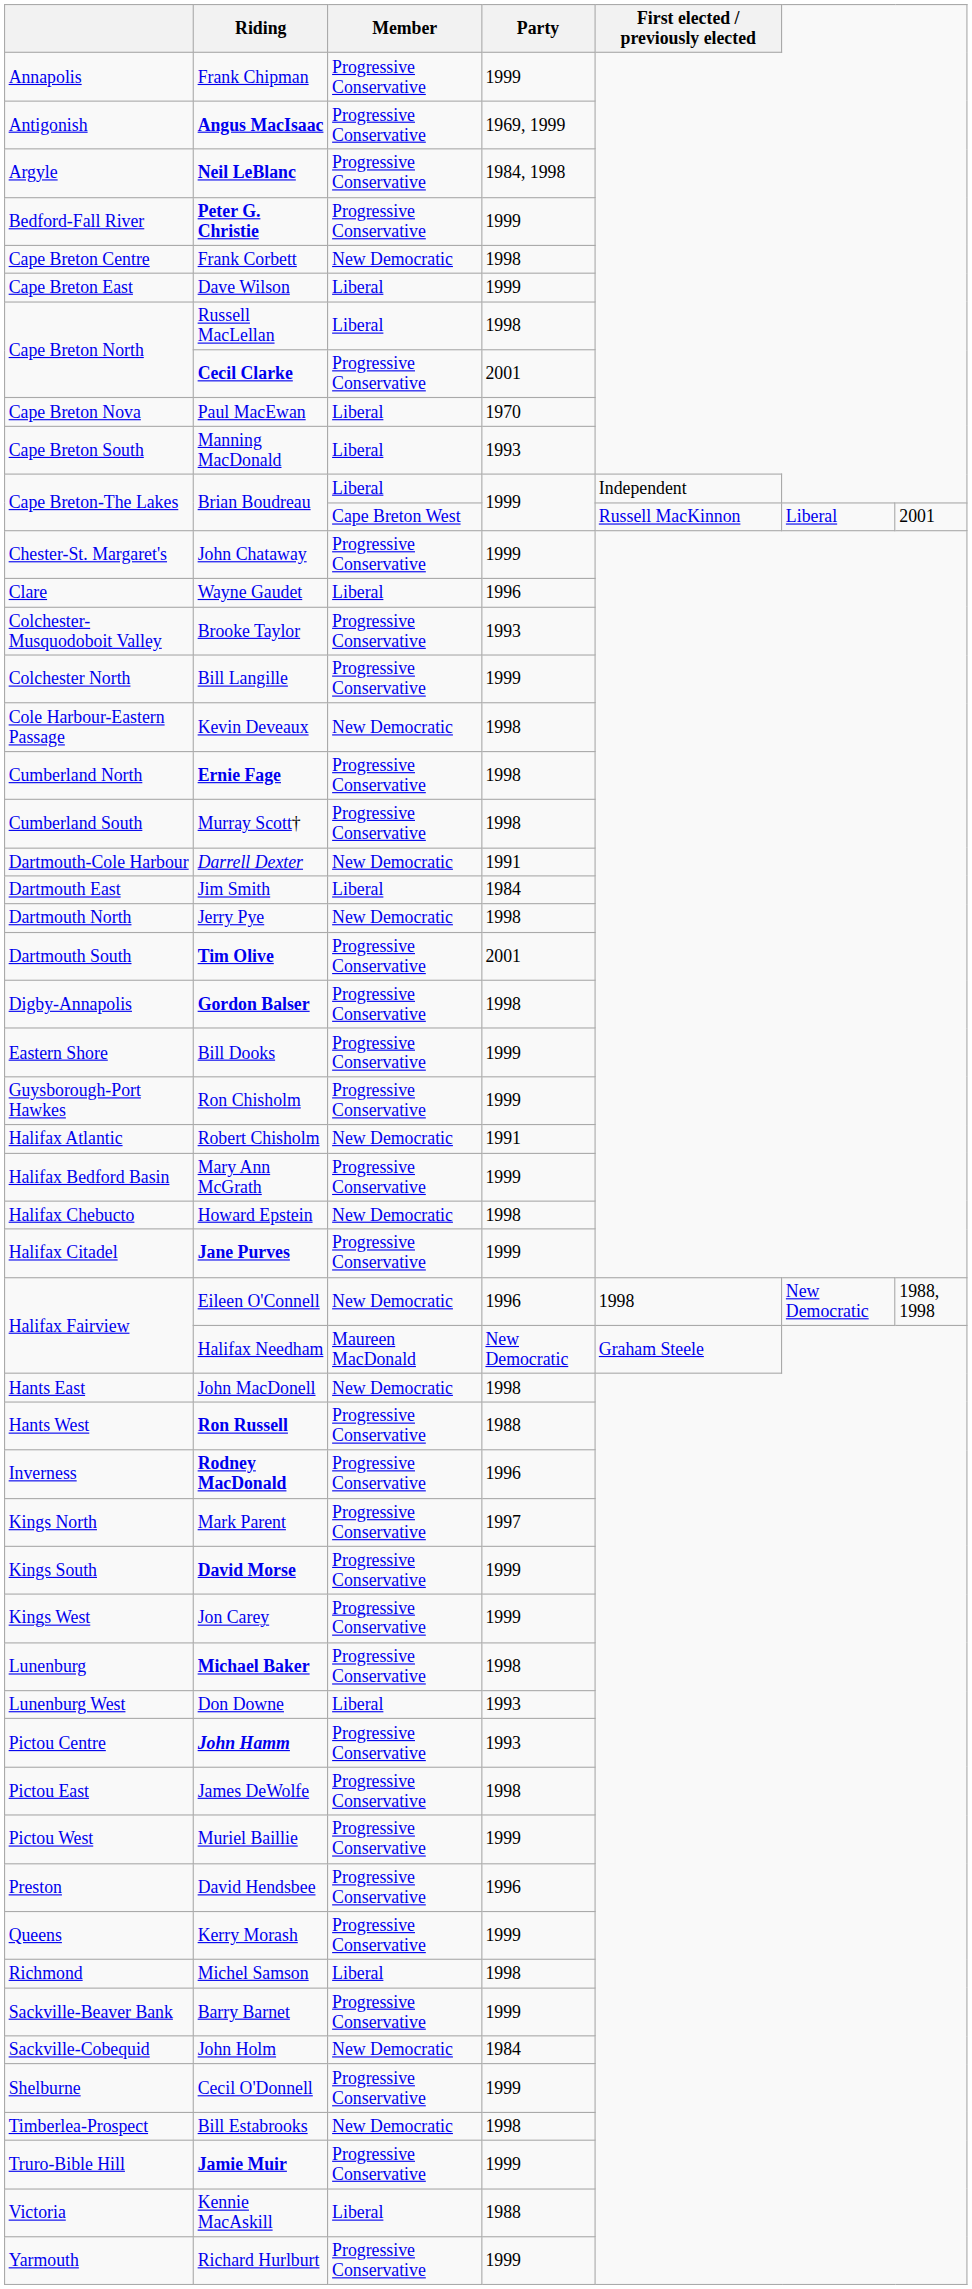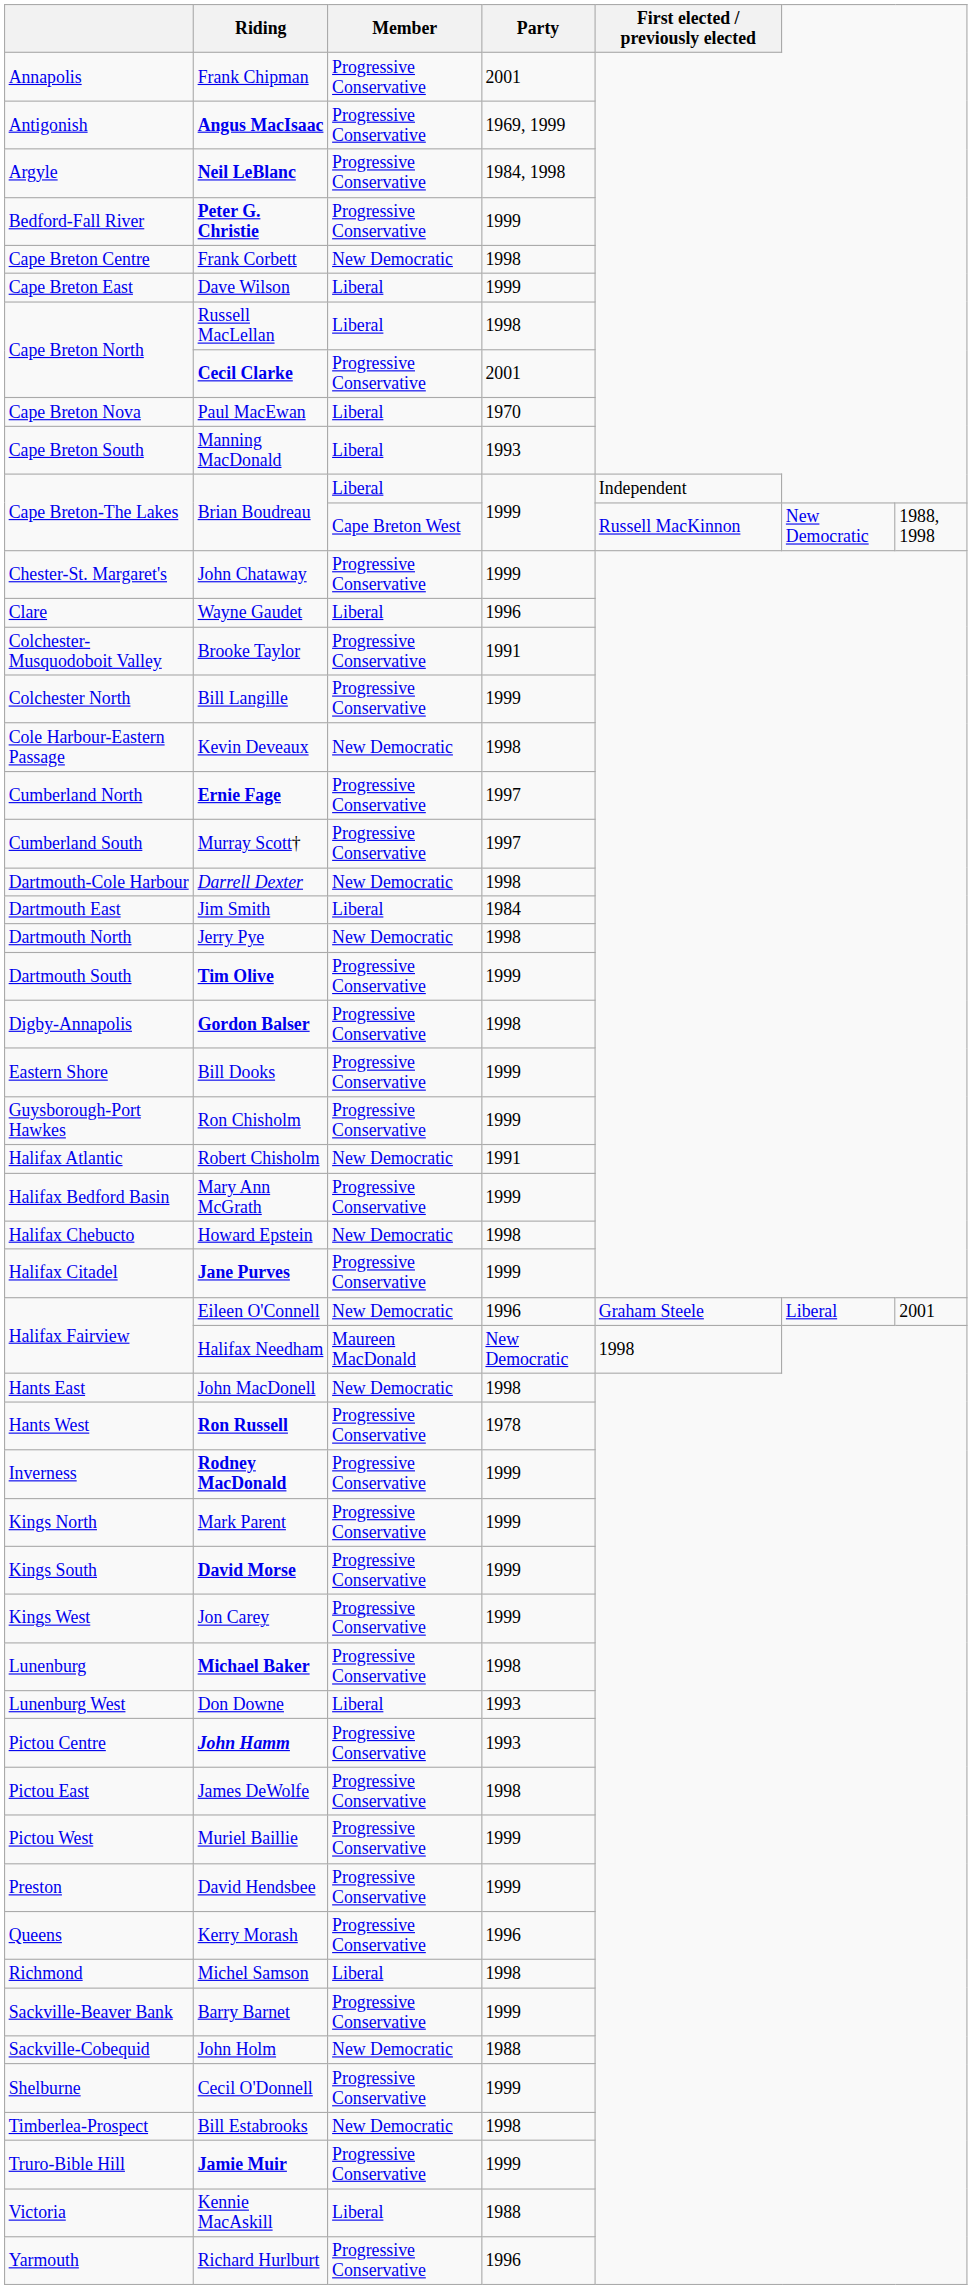(503, 76) 1999 -> (503, 76) 2001
(812, 516) Liberal -> (827, 526) New Democratic
(917, 516) 2001 -> (919, 526) 1988, 1998
(503, 630) 1993 -> (503, 650) 1991
(503, 775) 1998 -> (503, 795) 1997
(503, 823) 1998 -> (503, 843) 1997
(503, 861) 1991 -> (503, 881) 1998
(503, 956) 2001 -> (503, 976) 1999
(617, 1301) 1998 -> (651, 1311) Graham Steele
(827, 1301) New Democratic -> (812, 1311) Liberal
(919, 1301) 1988, 1998 -> (917, 1311) 2001
(651, 1349) Graham Steele -> (617, 1349) 1998
(503, 1425) 1988 -> (503, 1425) 1978
(503, 1473) 1996 -> (503, 1473) 1999
(503, 1522) 1997 -> (503, 1522) 1999
(503, 1887) 1996 -> (503, 1887) 1999
(503, 1935) 1999 -> (503, 1935) 1996
(503, 2049) 1984 -> (503, 2049) 1988
(503, 2260) 1999 -> (503, 2260) 1996
